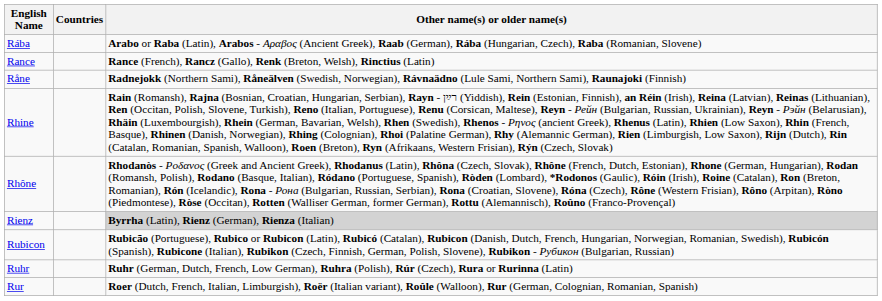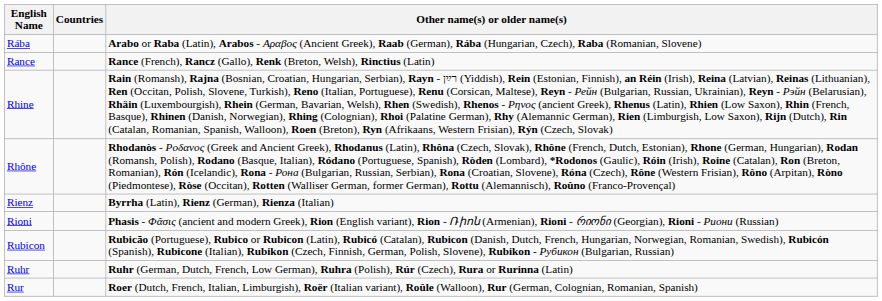- row: (18, 79)
(221, 220) lightgrey background -> (221, 202) no background
+ row: (19, 221)
